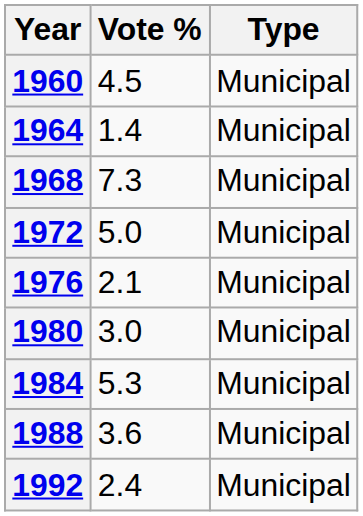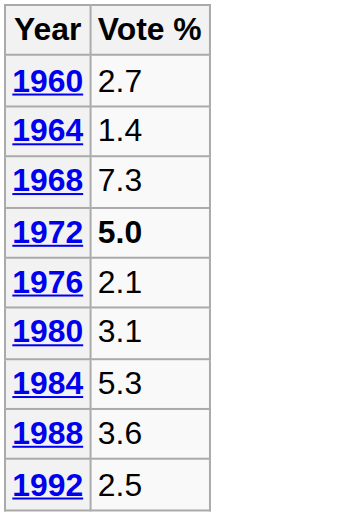- column: (284, 29)
(120, 80) 4.5 -> (120, 80) 2.7
(120, 231) normal -> (120, 231) bold
(120, 332) 3.0 -> (120, 332) 3.1
(120, 484) 2.4 -> (120, 484) 2.5
